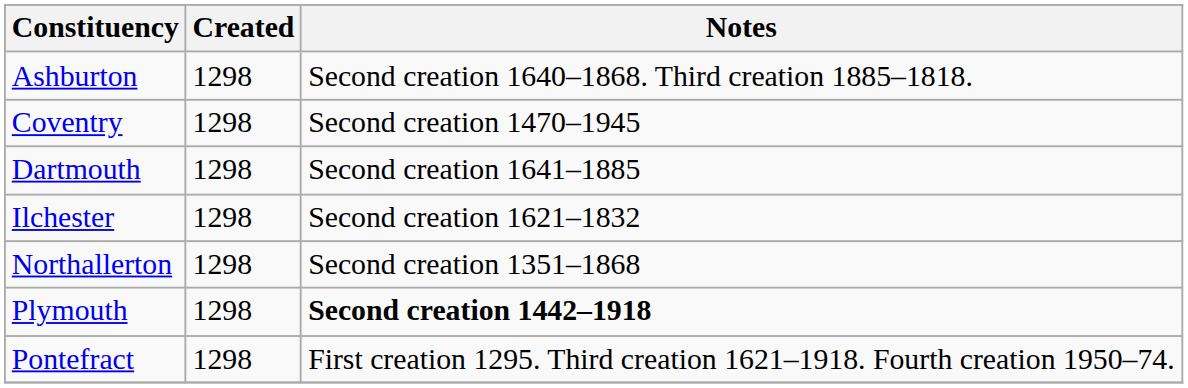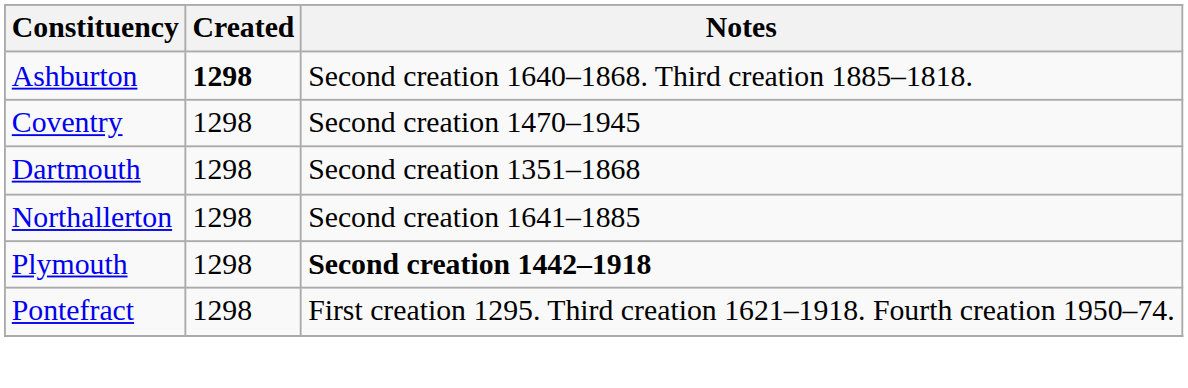(222, 75) normal -> (222, 75) bold
(474, 169) Second creation 1641–1885 -> (474, 169) Second creation 1351–1868
- row: (63, 216)
(474, 264) Second creation 1351–1868 -> (474, 216) Second creation 1641–1885
